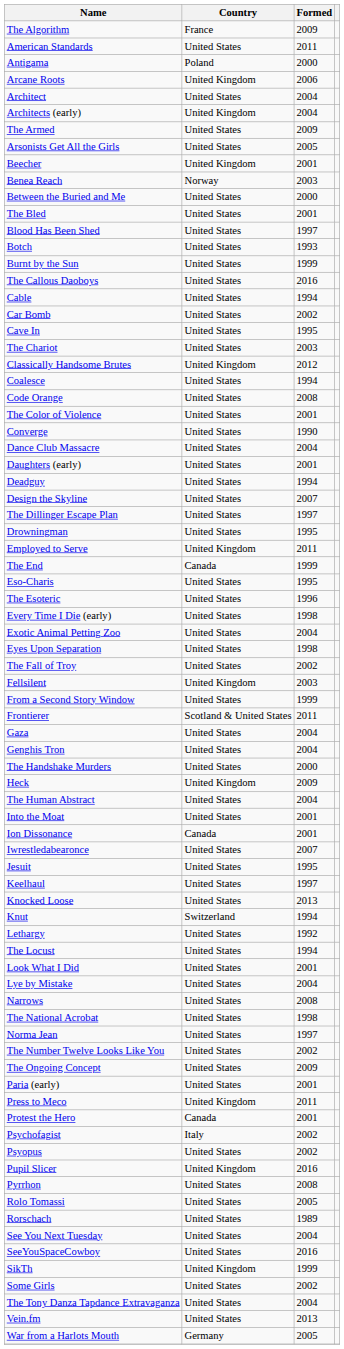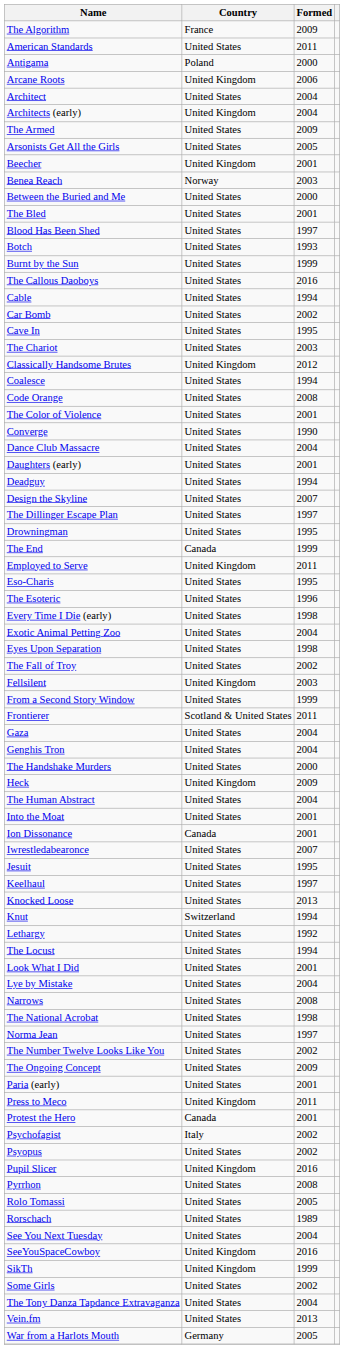rows swapped: (47, 548) <-> (25, 565)
(213, 1252) United States -> (220, 1252) United Kingdom
